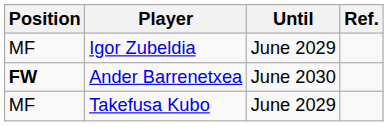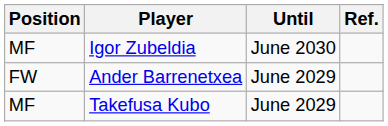(293, 47) June 2029 -> (293, 47) June 2030
(23, 76) bold -> (23, 76) normal
(293, 76) June 2030 -> (293, 76) June 2029
